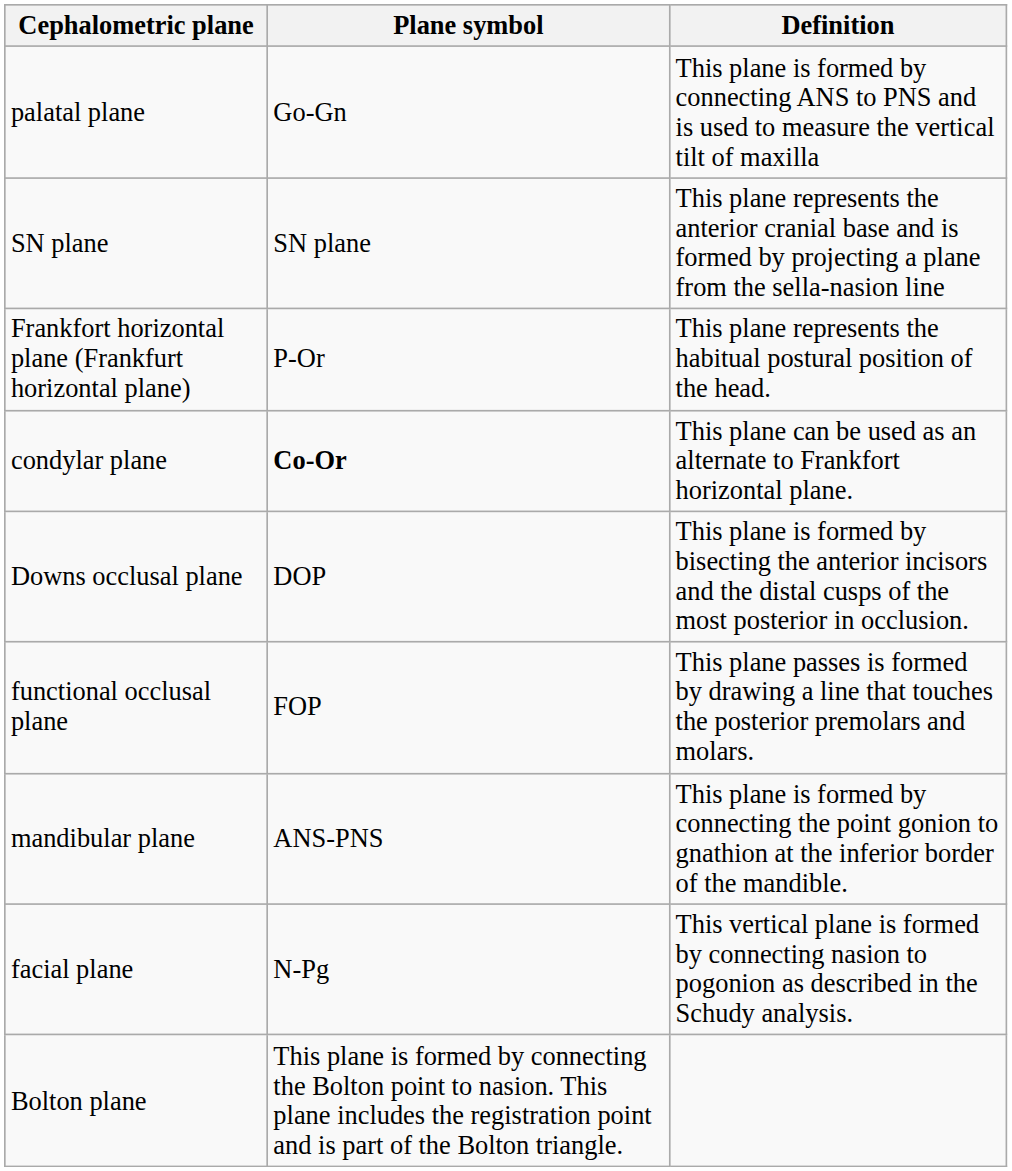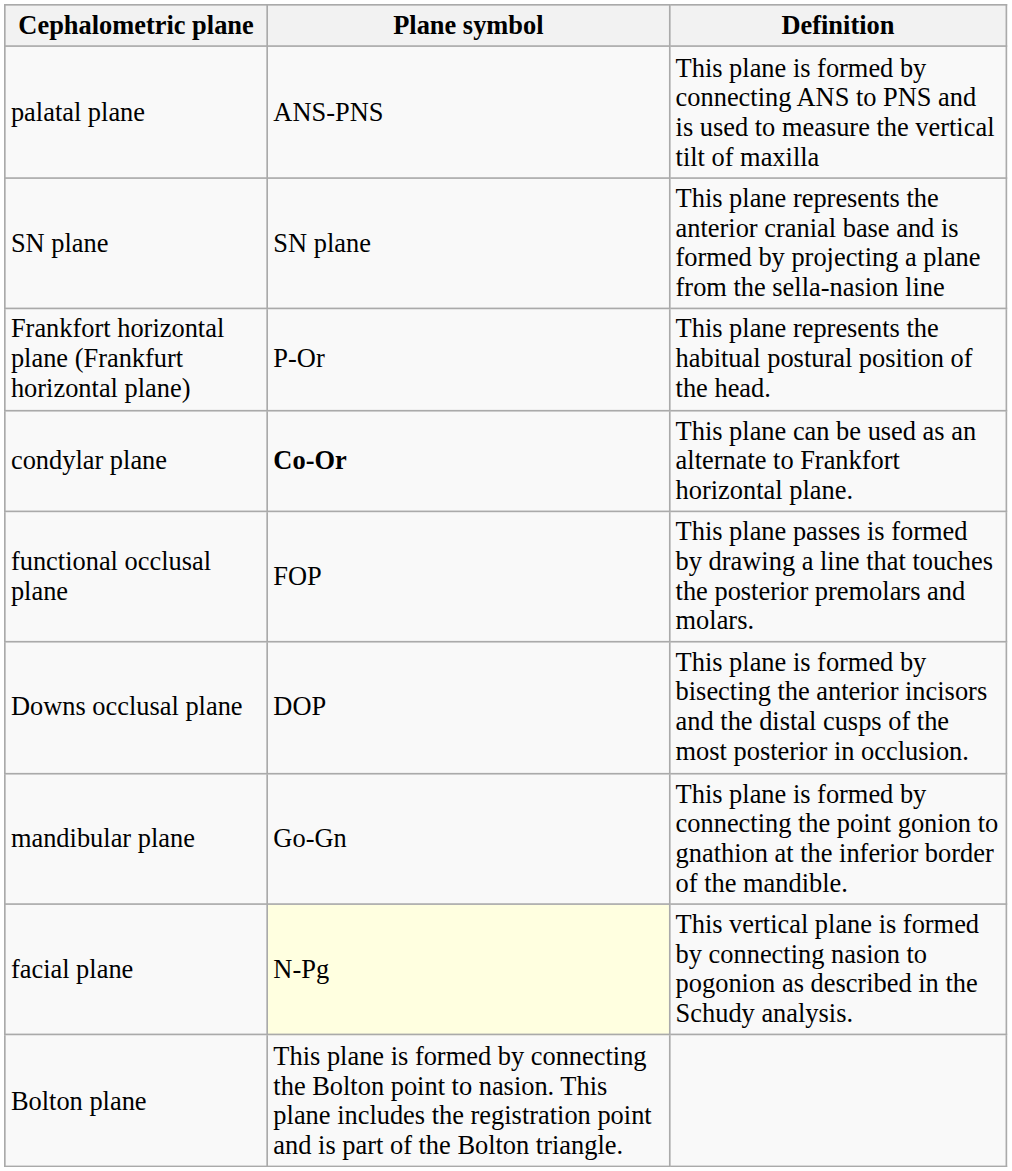(310, 111) Go-Gn -> (328, 111) ANS-PNS
rows swapped: (111, 707) <-> (127, 576)
(328, 838) ANS-PNS -> (310, 838) Go-Gn
(301, 969) no background -> (301, 969) lightyellow background
